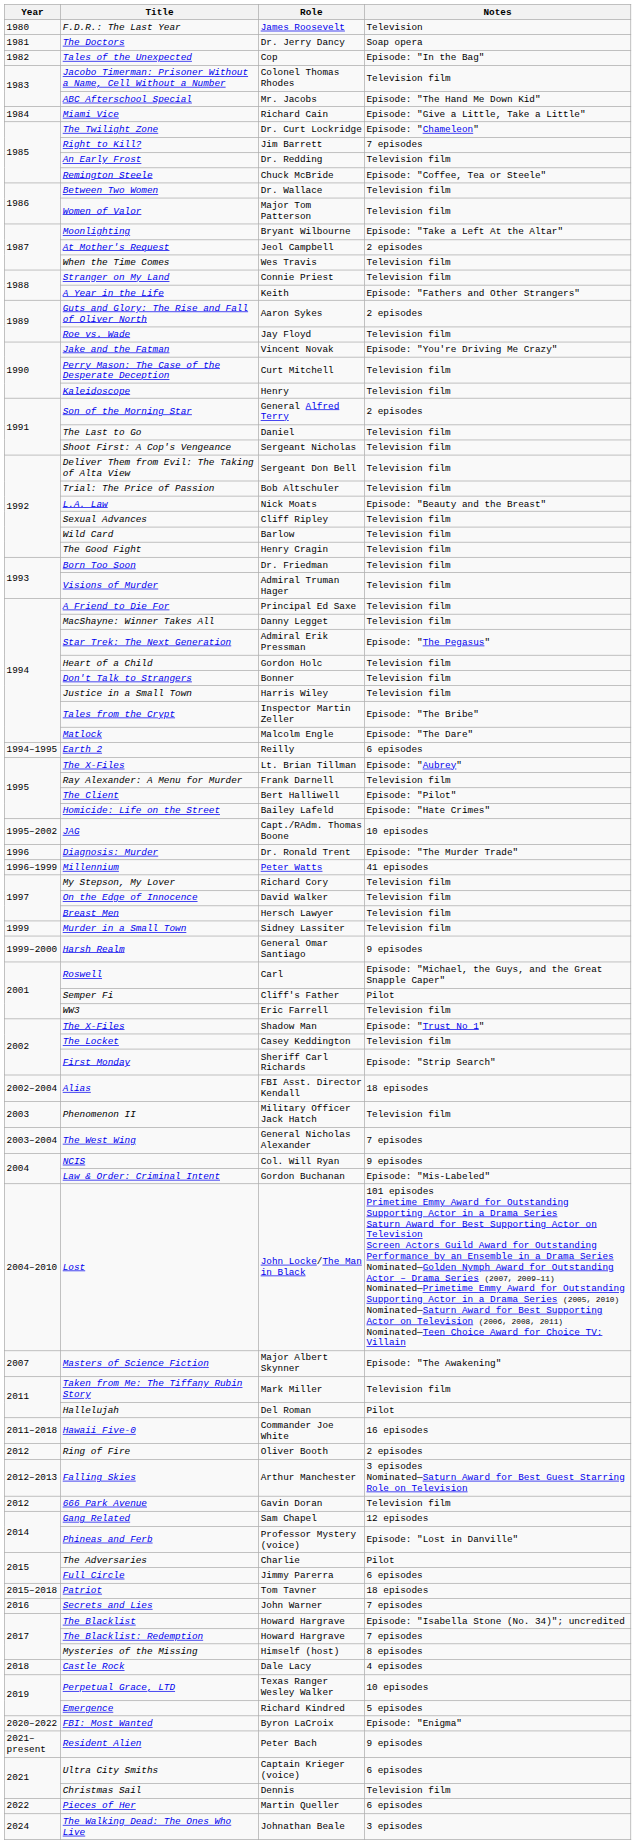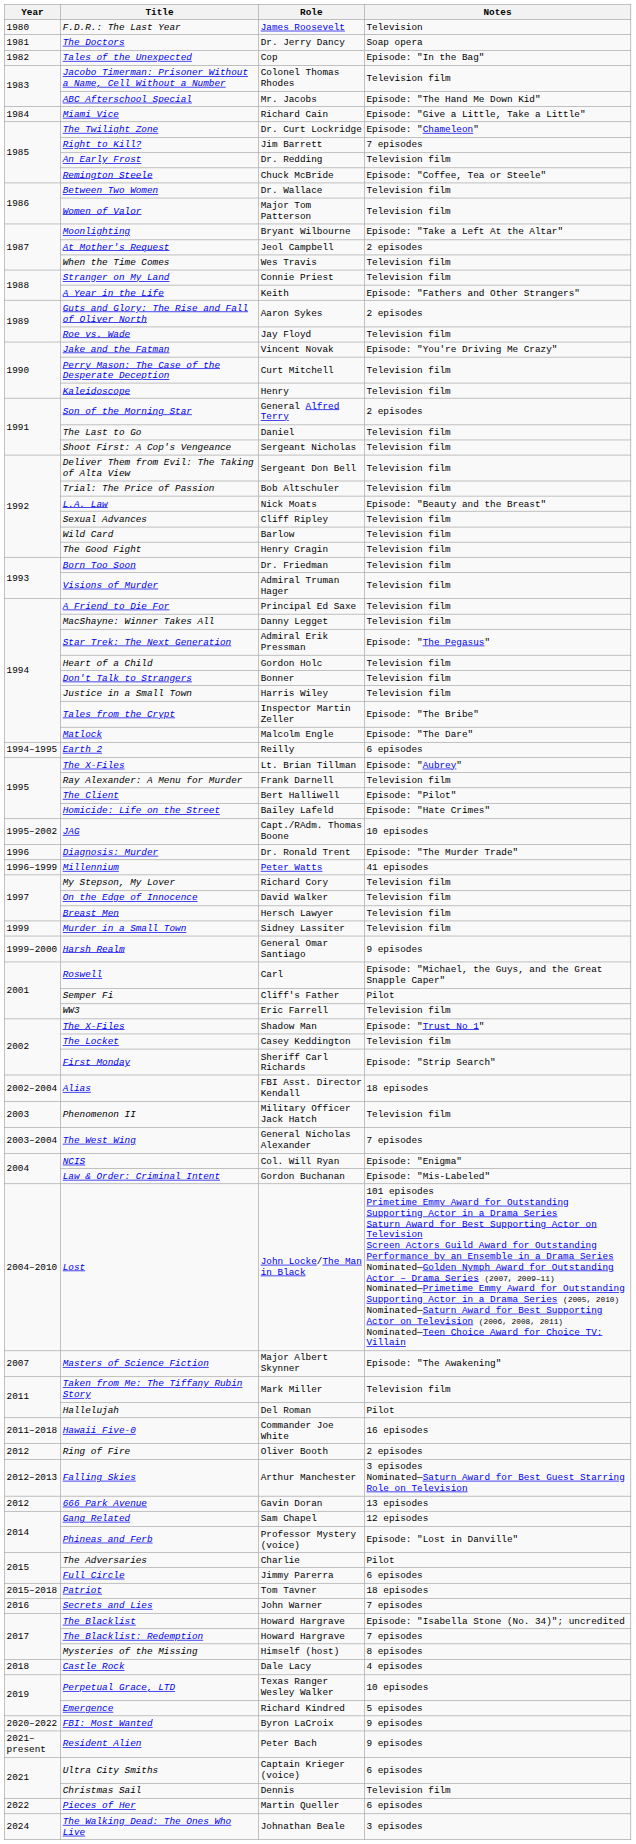(395, 1161) 9 episodes -> (414, 1161) Episode: "Enigma"
(409, 1504) Television film -> (397, 1504) 13 episodes
(414, 1724) Episode: "Enigma" -> (395, 1724) 9 episodes
